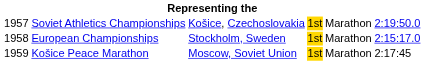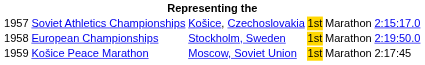(397, 23) 2:19:50.0 -> (397, 23) 2:15:17.0
(397, 38) 2:15:17.0 -> (397, 38) 2:19:50.0
